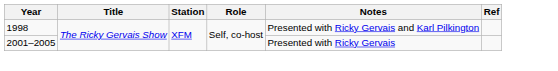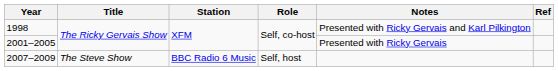+ row: (31, 58)
